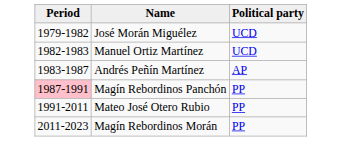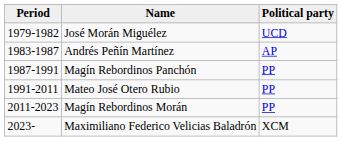- row: (149, 51)
(63, 88) pink background -> (33, 70) no background
+ row: (160, 126)
